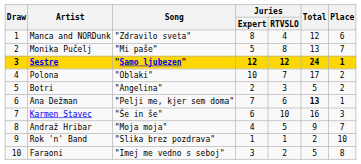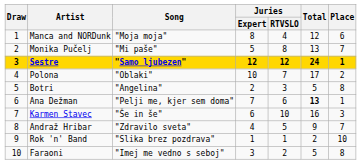(153, 37) "Zdravilo sveta" -> (141, 37) "Moja moja"
(342, 88) 2 -> (342, 88) 8
(141, 127) "Moja moja" -> (153, 127) "Zdravilo sveta"
